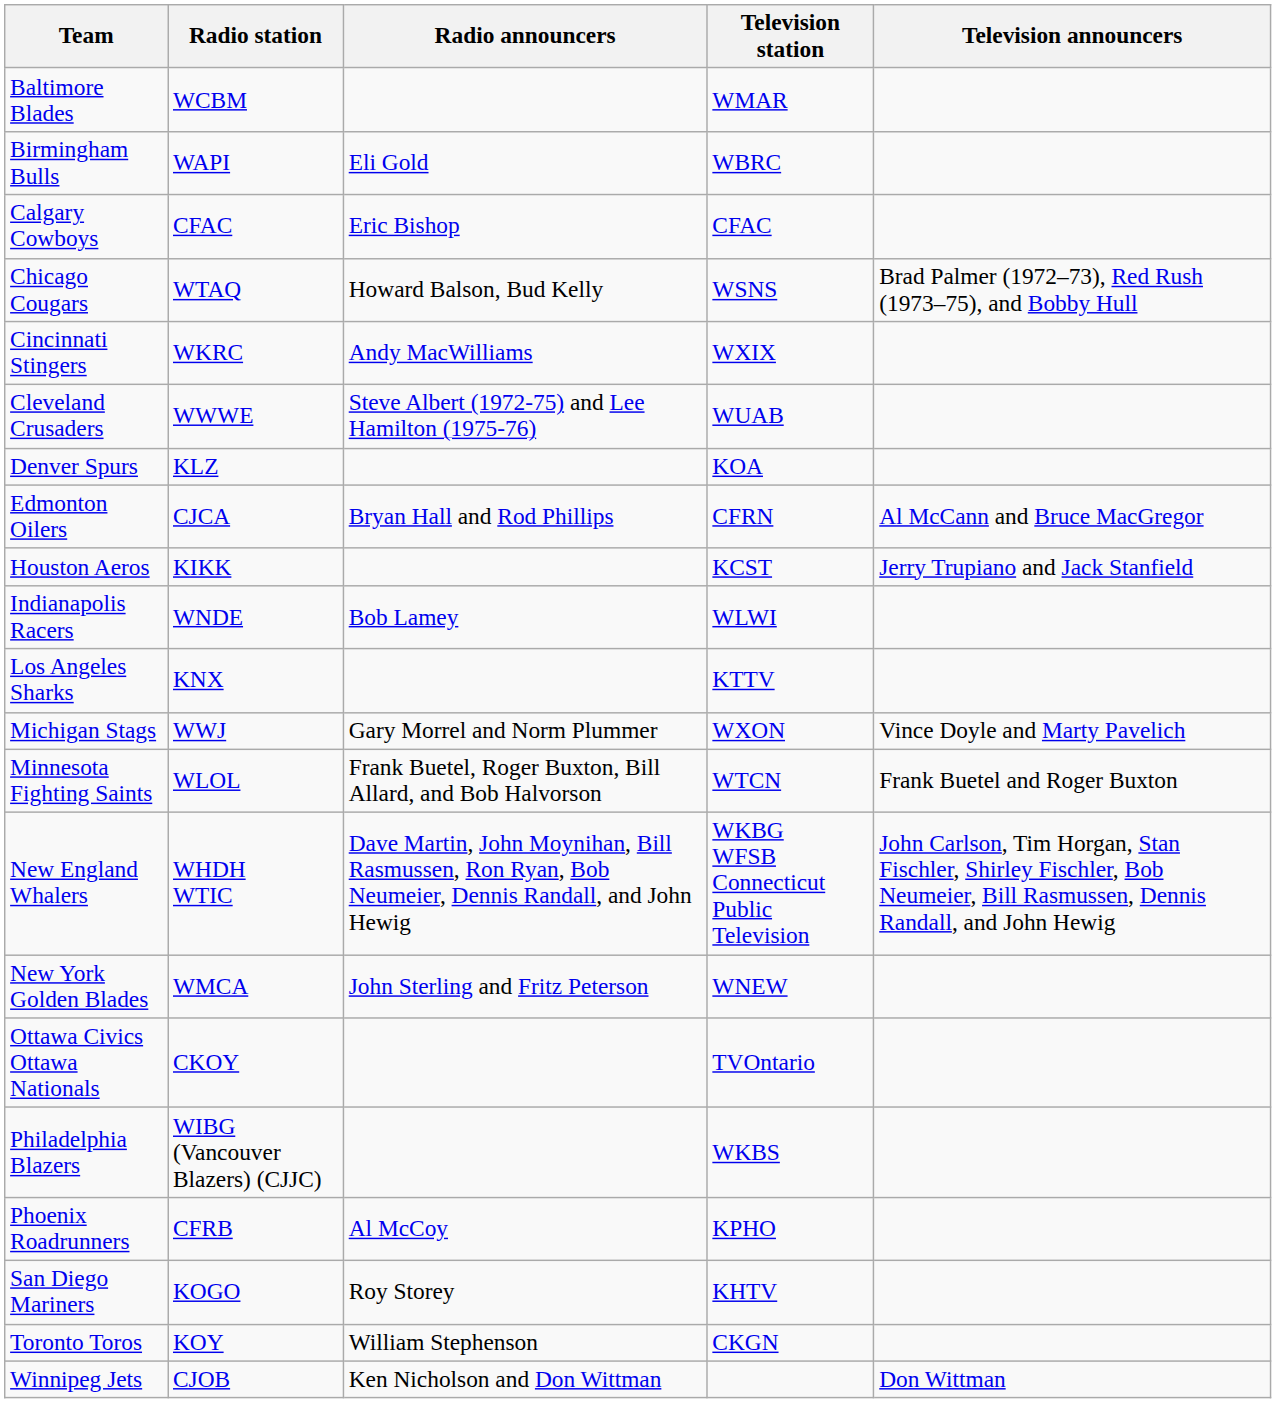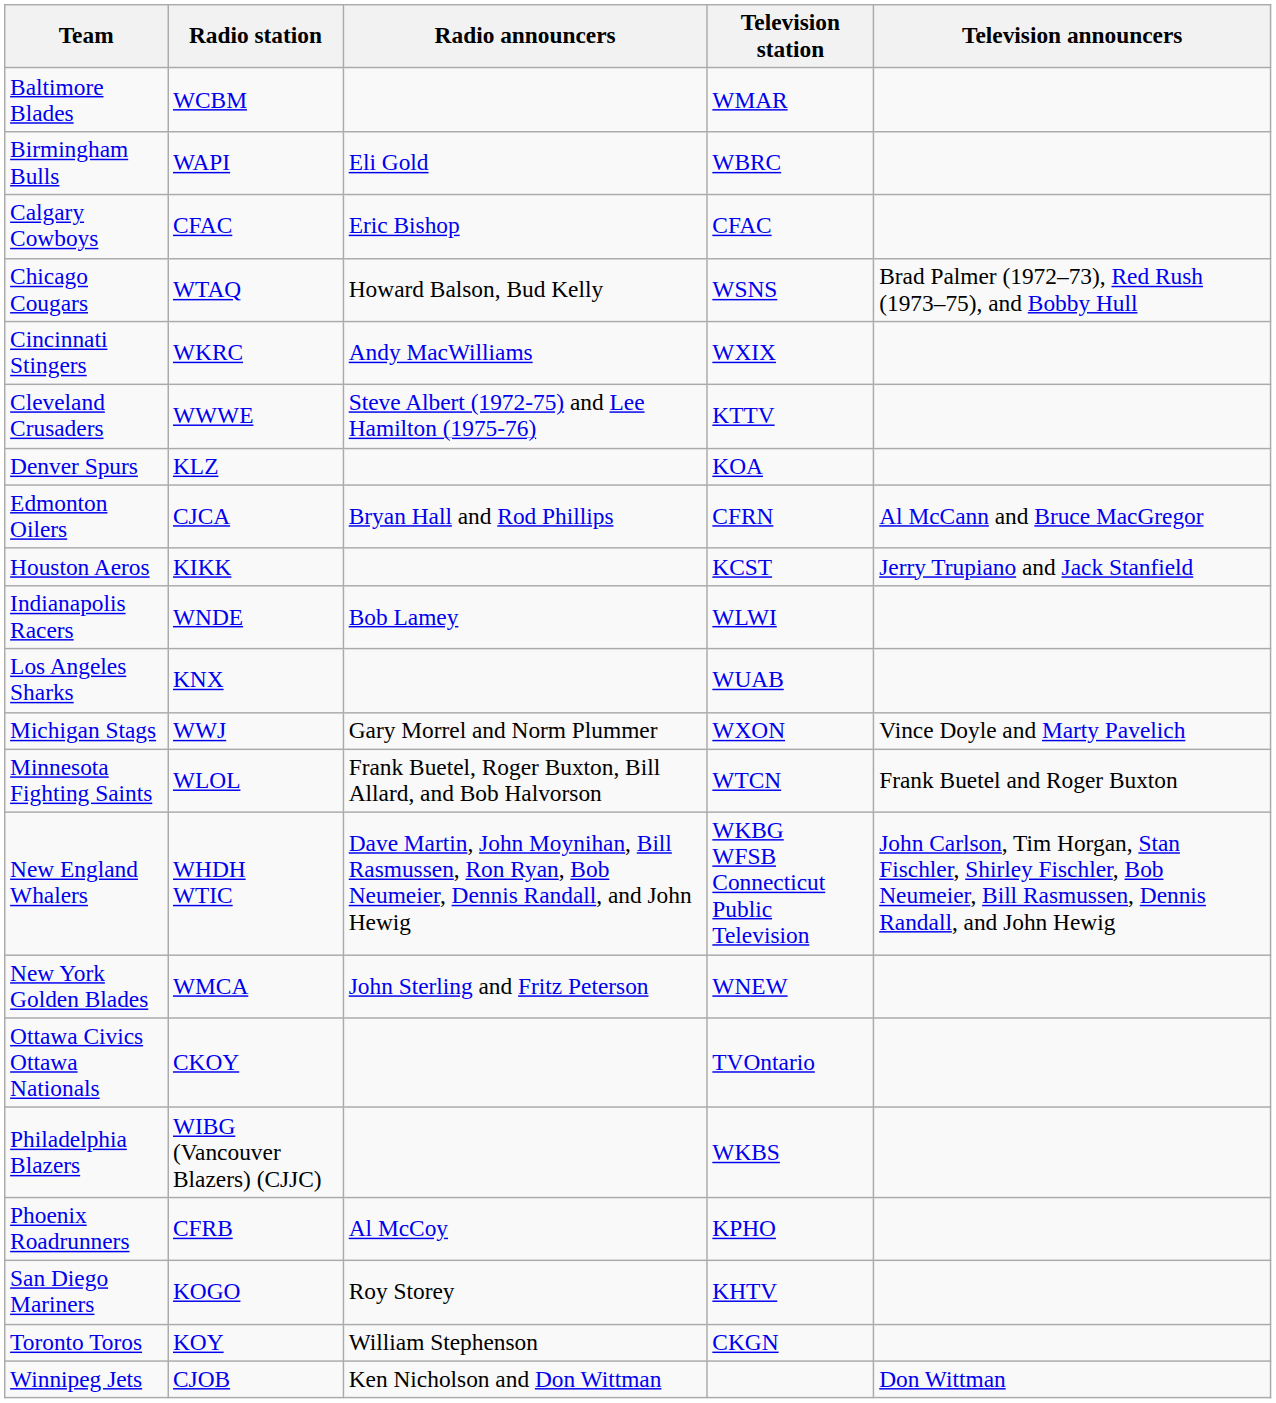(748, 416) WUAB -> (743, 416) KTTV
(743, 680) KTTV -> (748, 680) WUAB
